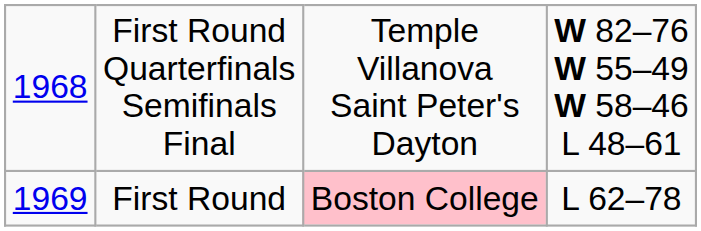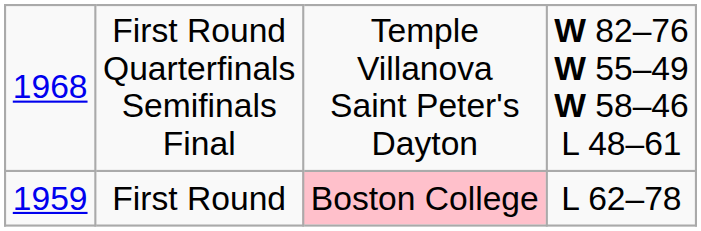(50, 197) 1969 -> (50, 197) 1959
